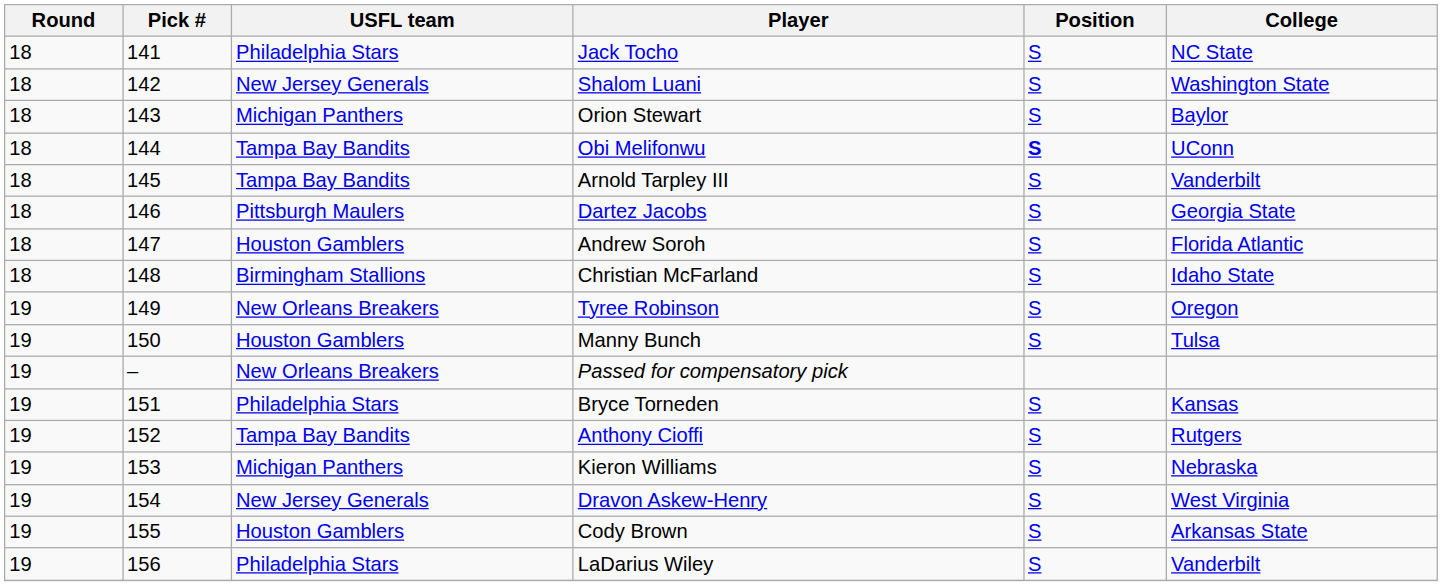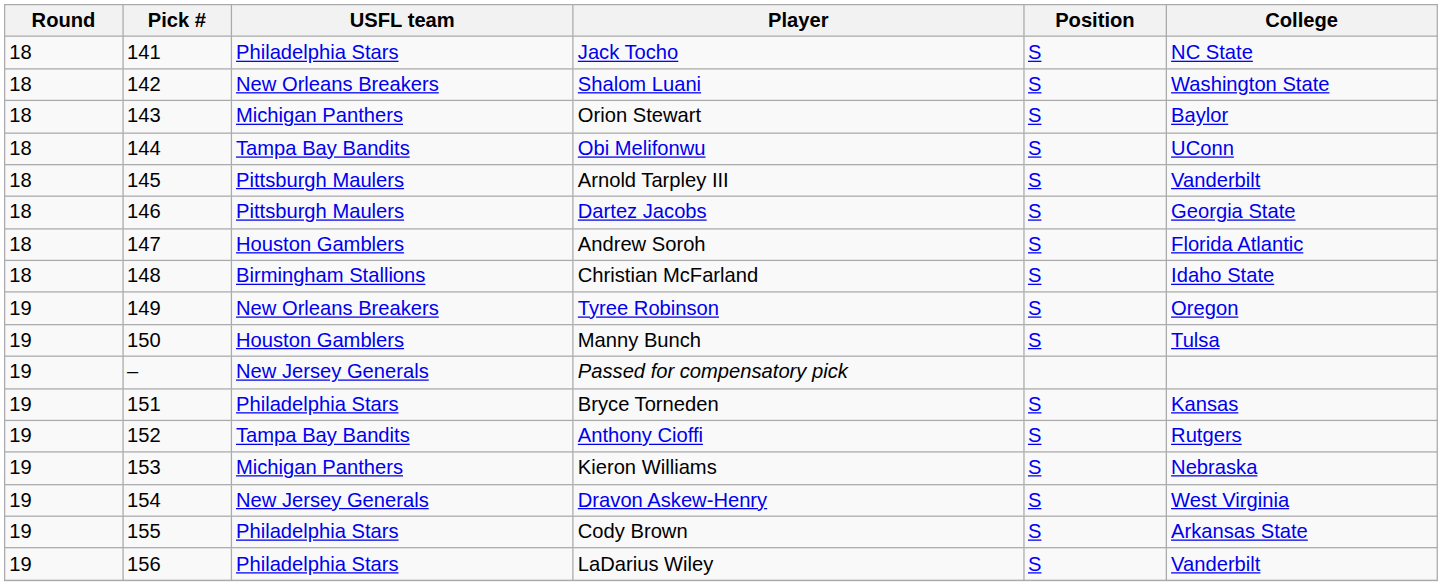(332, 84) New Jersey Generals -> (337, 84) New Orleans Breakers
(1035, 148) bold -> (1035, 148) normal
(323, 180) Tampa Bay Bandits -> (320, 180) Pittsburgh Maulers
(337, 372) New Orleans Breakers -> (332, 372) New Jersey Generals
(320, 532) Houston Gamblers -> (317, 532) Philadelphia Stars
